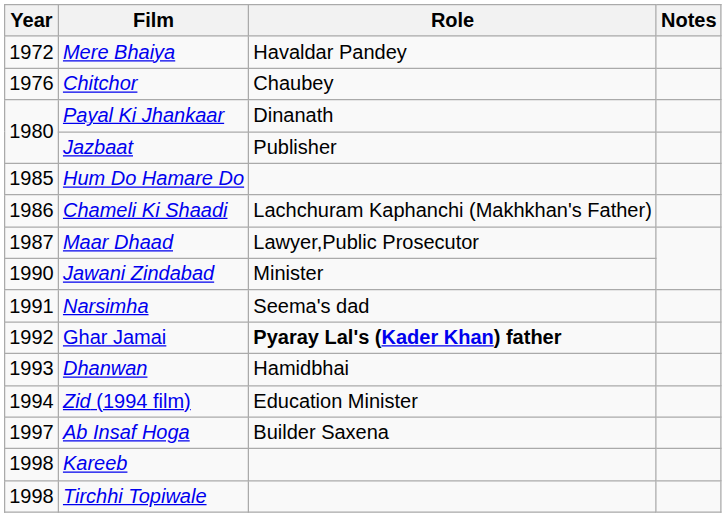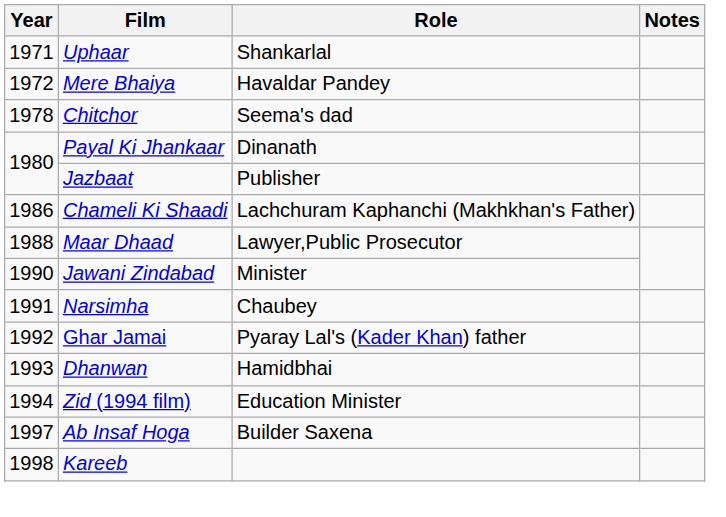+ row: (96, 52)
(31, 83) 1976 -> (31, 115) 1978
(293, 83) Chaubey -> (295, 115) Seema's dad
- row: (154, 178)
(31, 242) 1987 -> (31, 242) 1988
(311, 305) Seema's dad -> (277, 305) Chaubey
(407, 337) bold -> (381, 337) normal
- row: (135, 496)
